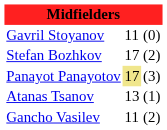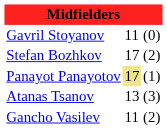(152, 76) (3) -> (152, 76) (1)
(152, 96) (1) -> (152, 96) (3)
